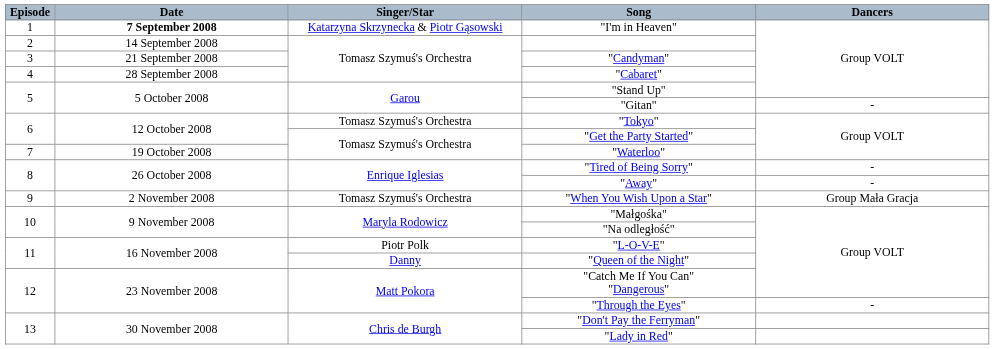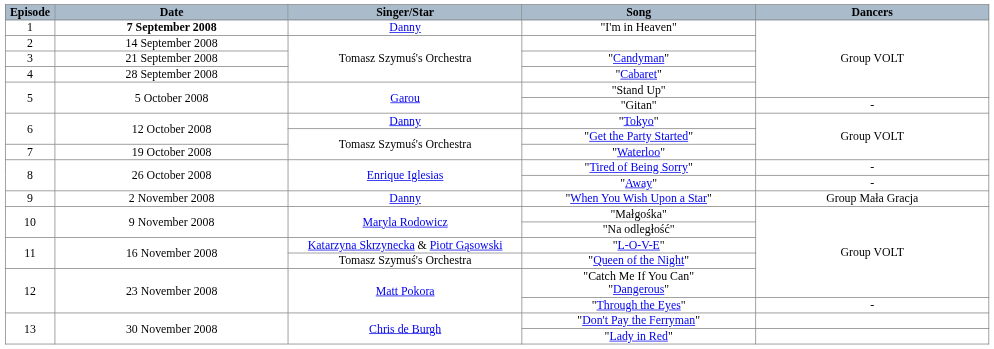(405, 27) Katarzyna Skrzynecka & Piotr Gąsowski -> (405, 27) Danny
(405, 121) Tomasz Szymuś's Orchestra -> (405, 121) Danny
(405, 198) Tomasz Szymuś's Orchestra -> (405, 198) Danny
(405, 245) Piotr Polk -> (405, 245) Katarzyna Skrzynecka & Piotr Gąsowski
(405, 260) Danny -> (405, 260) Tomasz Szymuś's Orchestra
